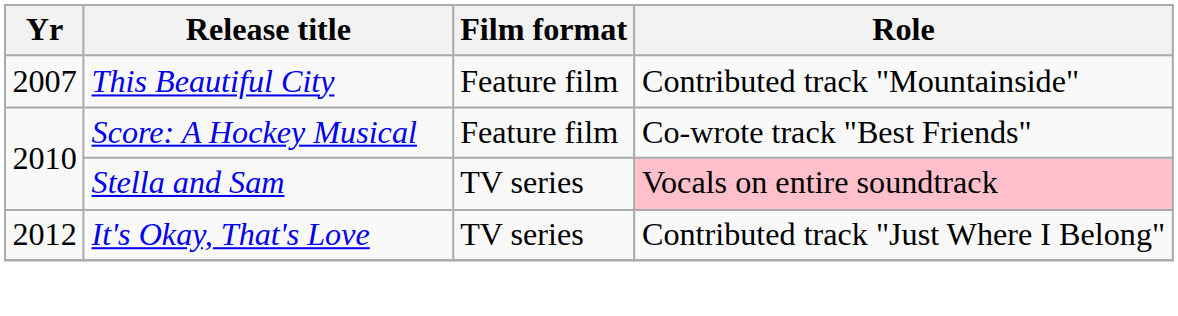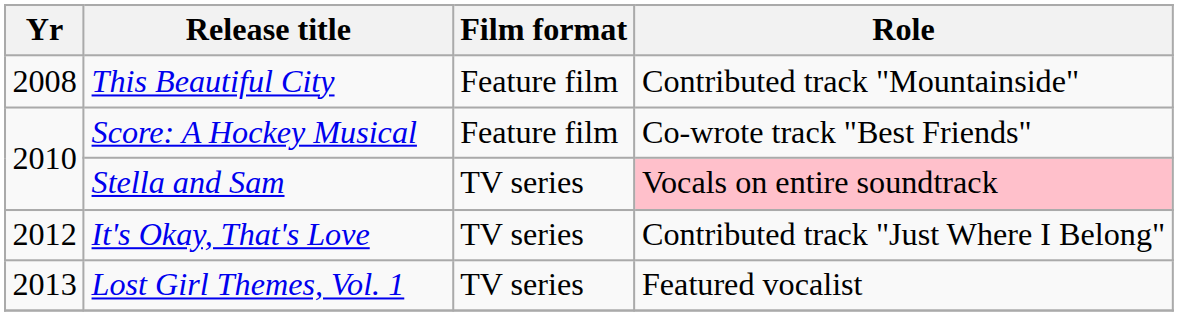(45, 81) 2007 -> (45, 81) 2008
+ row: (248, 285)
